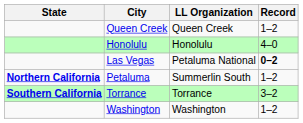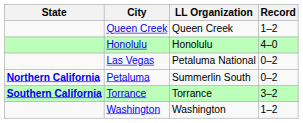(269, 61) bold -> (269, 61) normal
(269, 77) 1–2 -> (269, 77) 0–2
